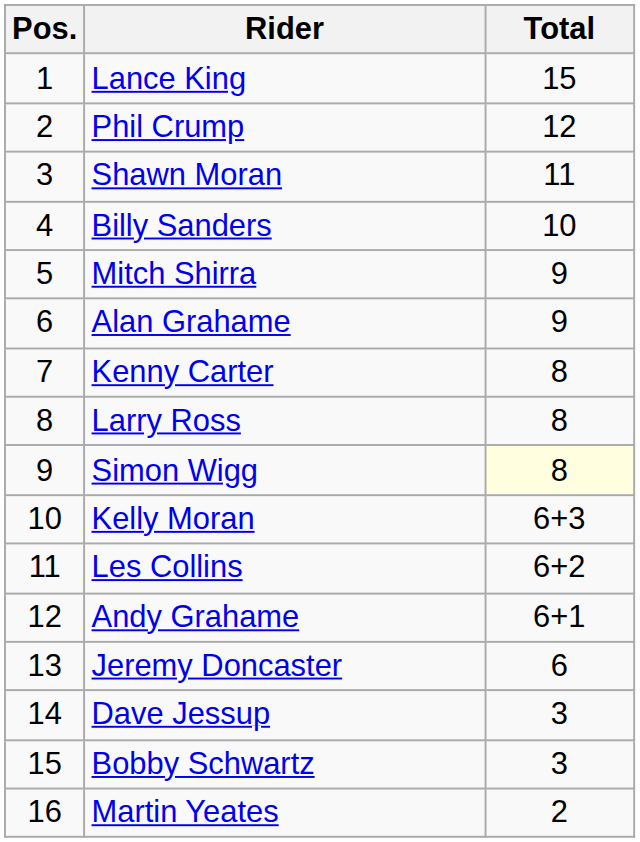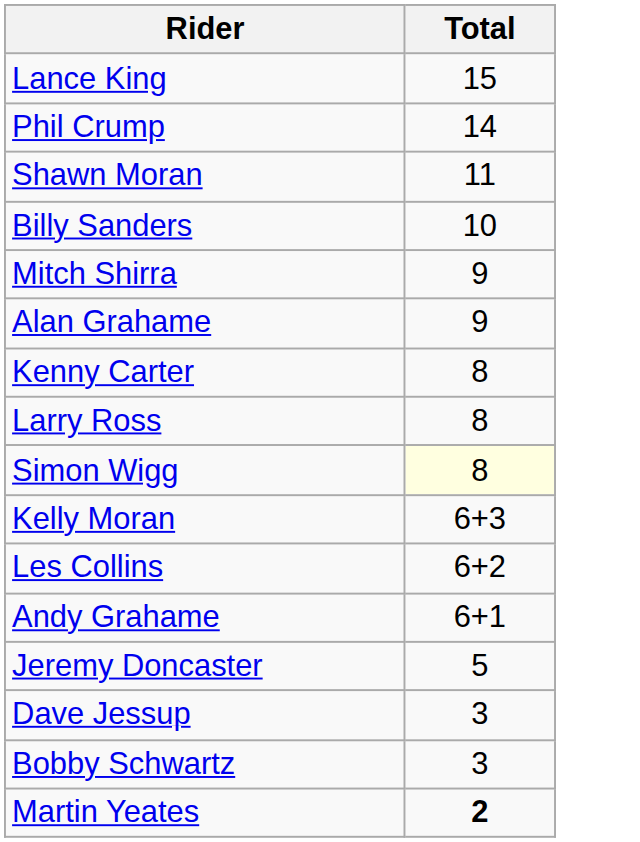- column: (45, 28)
(559, 126) 12 -> (480, 126) 14
(559, 665) 6 -> (480, 665) 5
(559, 812) normal -> (480, 812) bold
